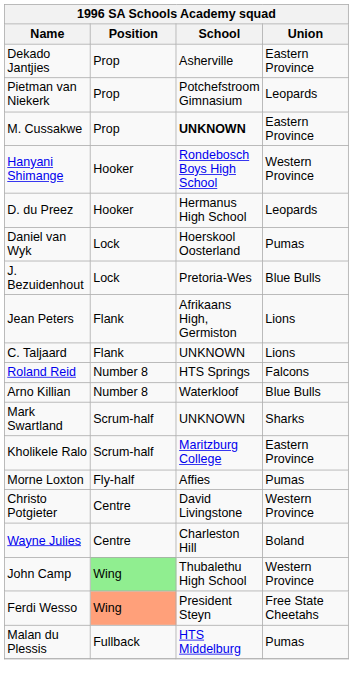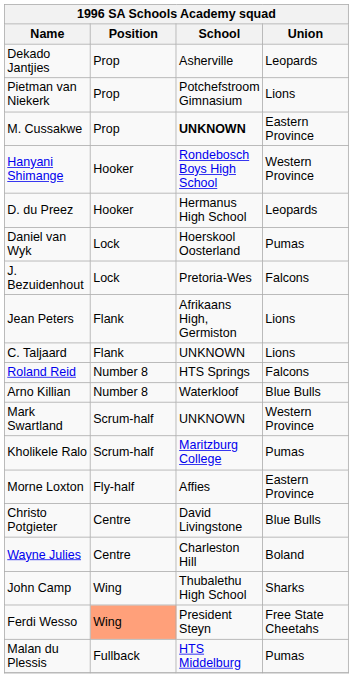(290, 61) Eastern Province -> (291, 61) Leopards
(291, 94) Leopards -> (280, 94) Lions
(293, 278) Blue Bulls -> (287, 278) Falcons
(285, 419) Sharks -> (290, 419) Western Province
(290, 452) Eastern Province -> (285, 452) Pumas
(285, 479) Pumas -> (290, 486) Eastern Province
(290, 506) Western Province -> (293, 520) Blue Bulls
(107, 574) lightgreen background -> (107, 588) no background
(290, 574) Western Province -> (285, 588) Sharks
